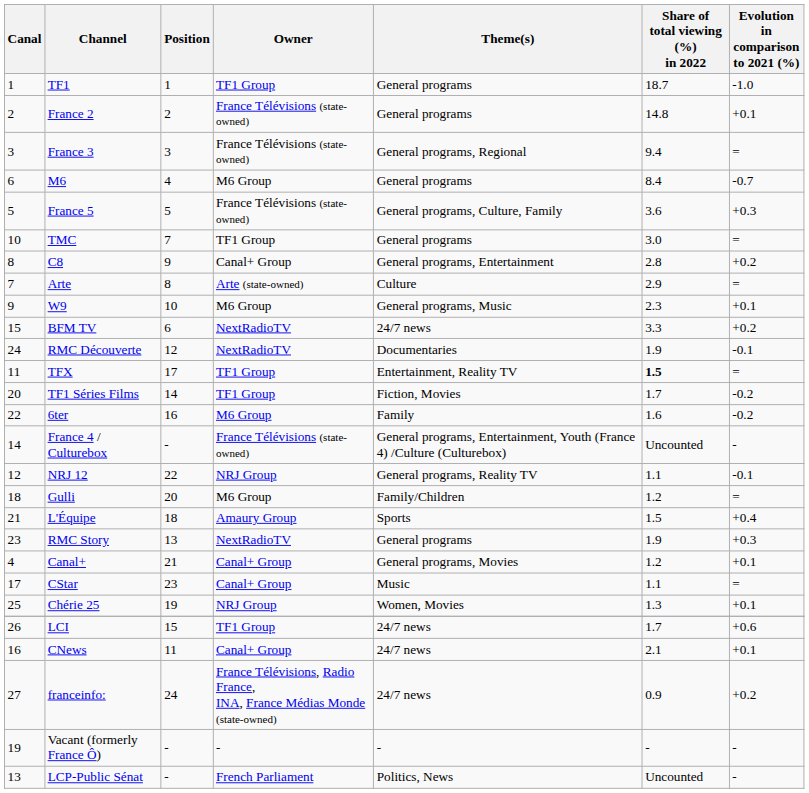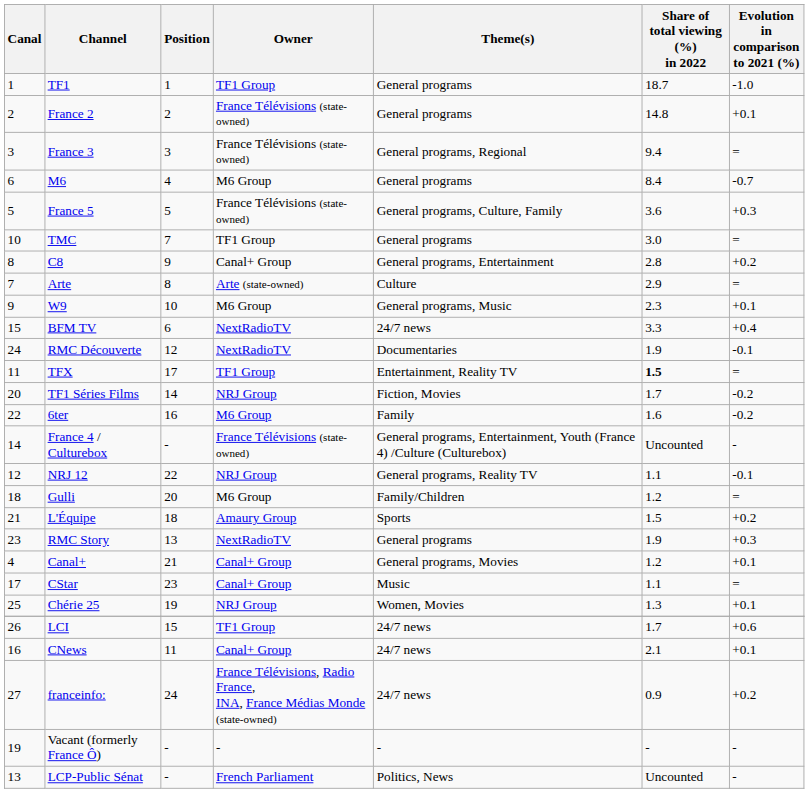(744, 328) +0.2 -> (744, 328) +0.4
(246, 393) TF1 Group -> (246, 393) NRJ Group
(744, 518) +0.4 -> (744, 518) +0.2
